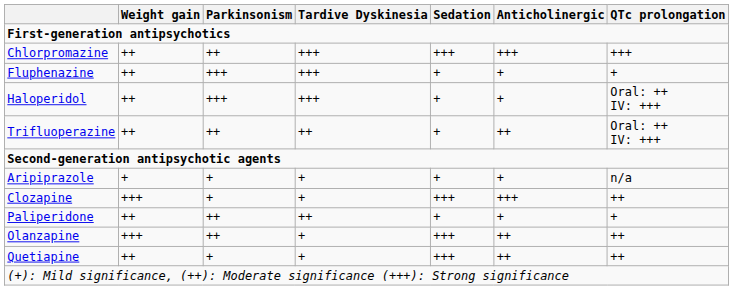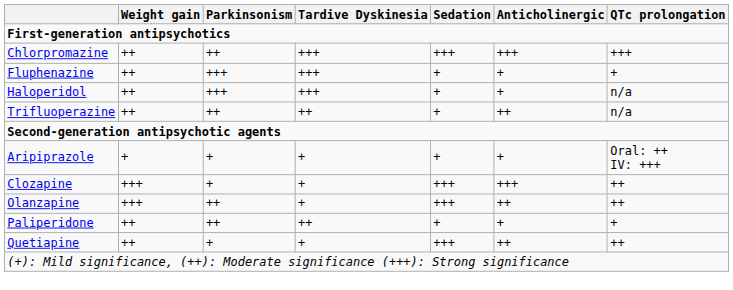(639, 99) Oral: ++ IV: +++ -> (621, 92) n/a
(639, 132) Oral: ++ IV: +++ -> (621, 112) n/a
(621, 178) n/a -> (639, 158) Oral: ++ IV: +++
rows swapped: (43, 237) <-> (51, 217)
